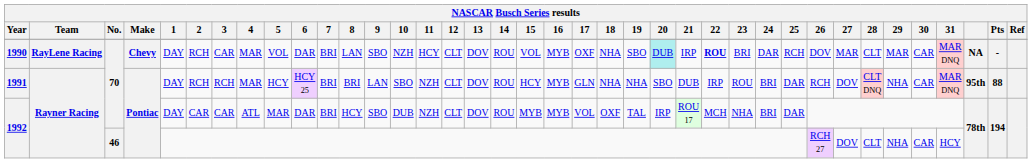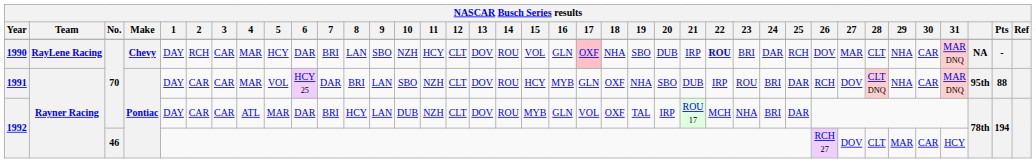(278, 53) VOL -> (278, 53) HCY
(558, 53) MYB -> (562, 53) GLN
(584, 53) no background -> (589, 53) pink background
(663, 53) paleturquoise background -> (667, 53) no background
(897, 53) MAR -> (902, 53) NHA
(199, 83) RCH -> (199, 83) CAR
(224, 83) RCH -> (224, 83) CAR
(278, 83) HCY -> (278, 83) VOL
(328, 83) BRI -> (331, 83) DAR
(610, 83) NHA -> (615, 83) OXF
(378, 113) SBO -> (382, 113) LAN
(558, 113) MYB -> (562, 113) GLN
(897, 142) NHA -> (902, 142) MAR
